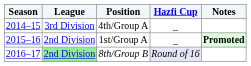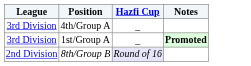- column: (23, 11)
(69, 40) 2nd Division -> (32, 40) 3rd Division
(69, 54) lightgreen background -> (32, 54) no background
